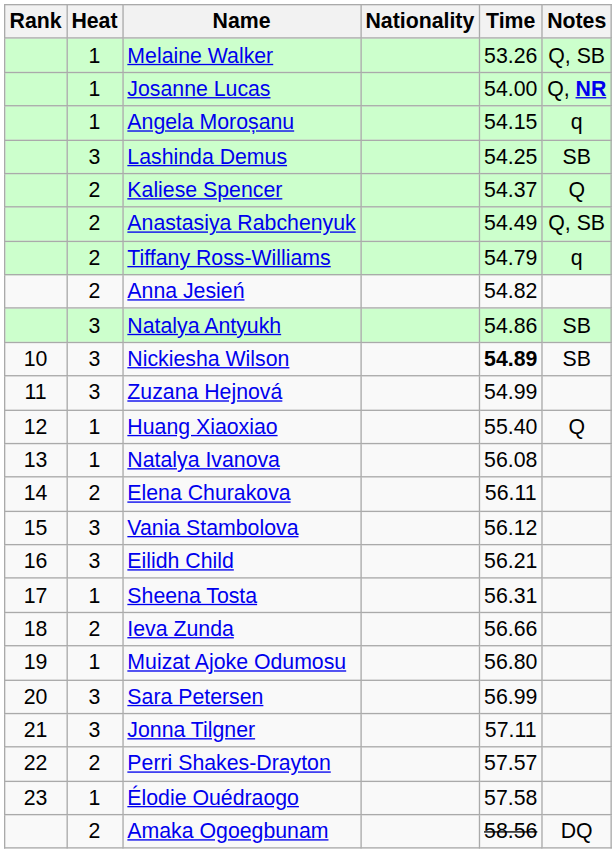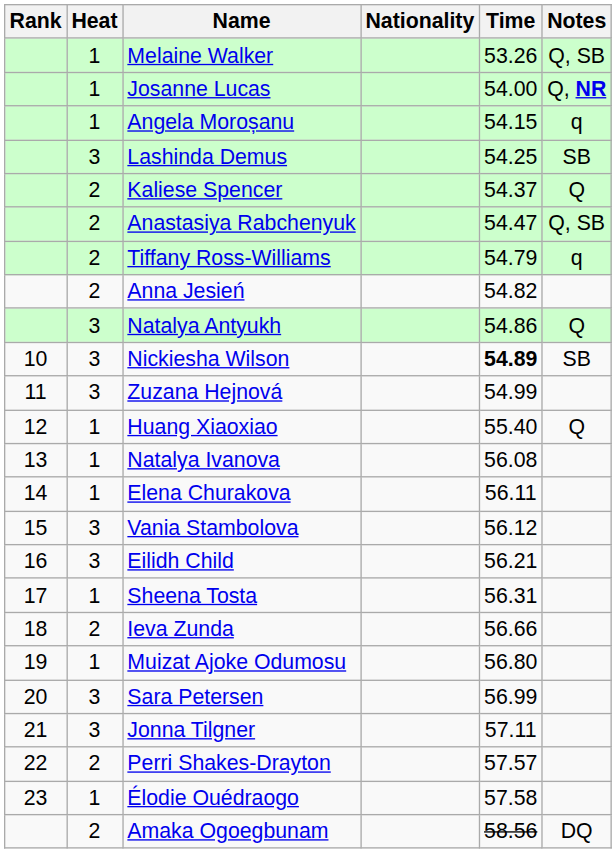(511, 223) 54.49 -> (511, 223) 54.47
(577, 325) SB -> (577, 325) Q
(94, 493) 2 -> (94, 493) 1
